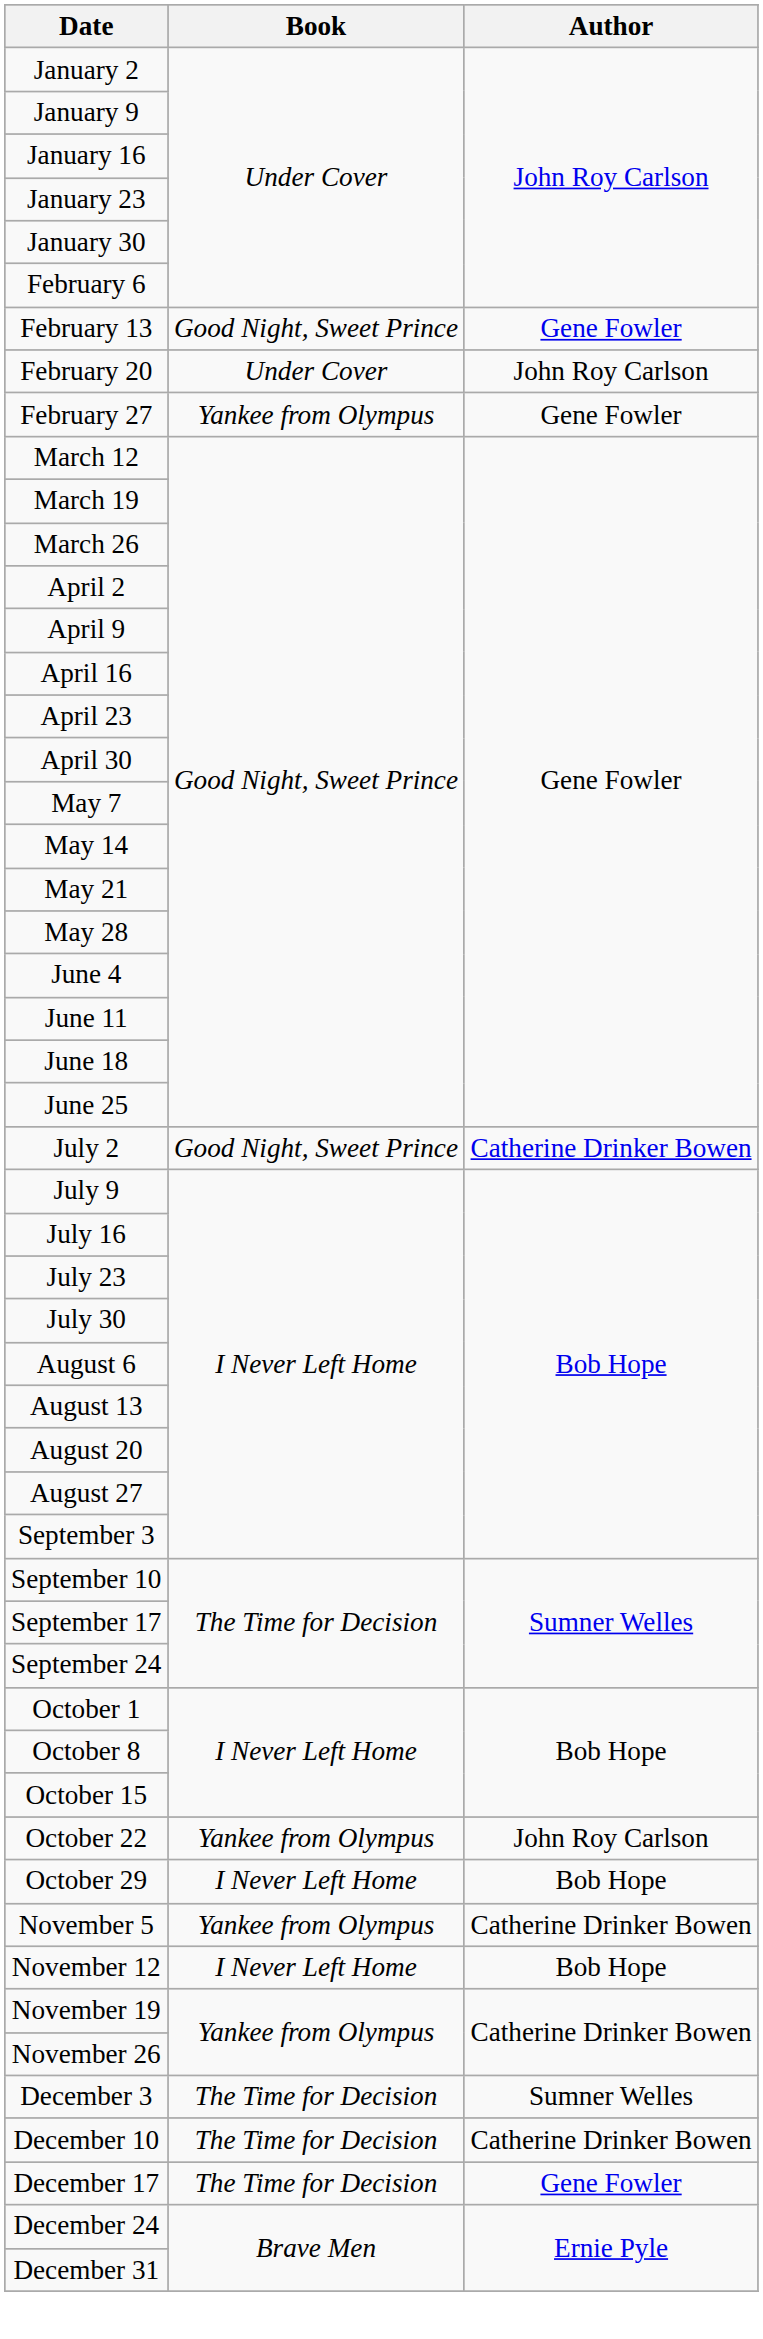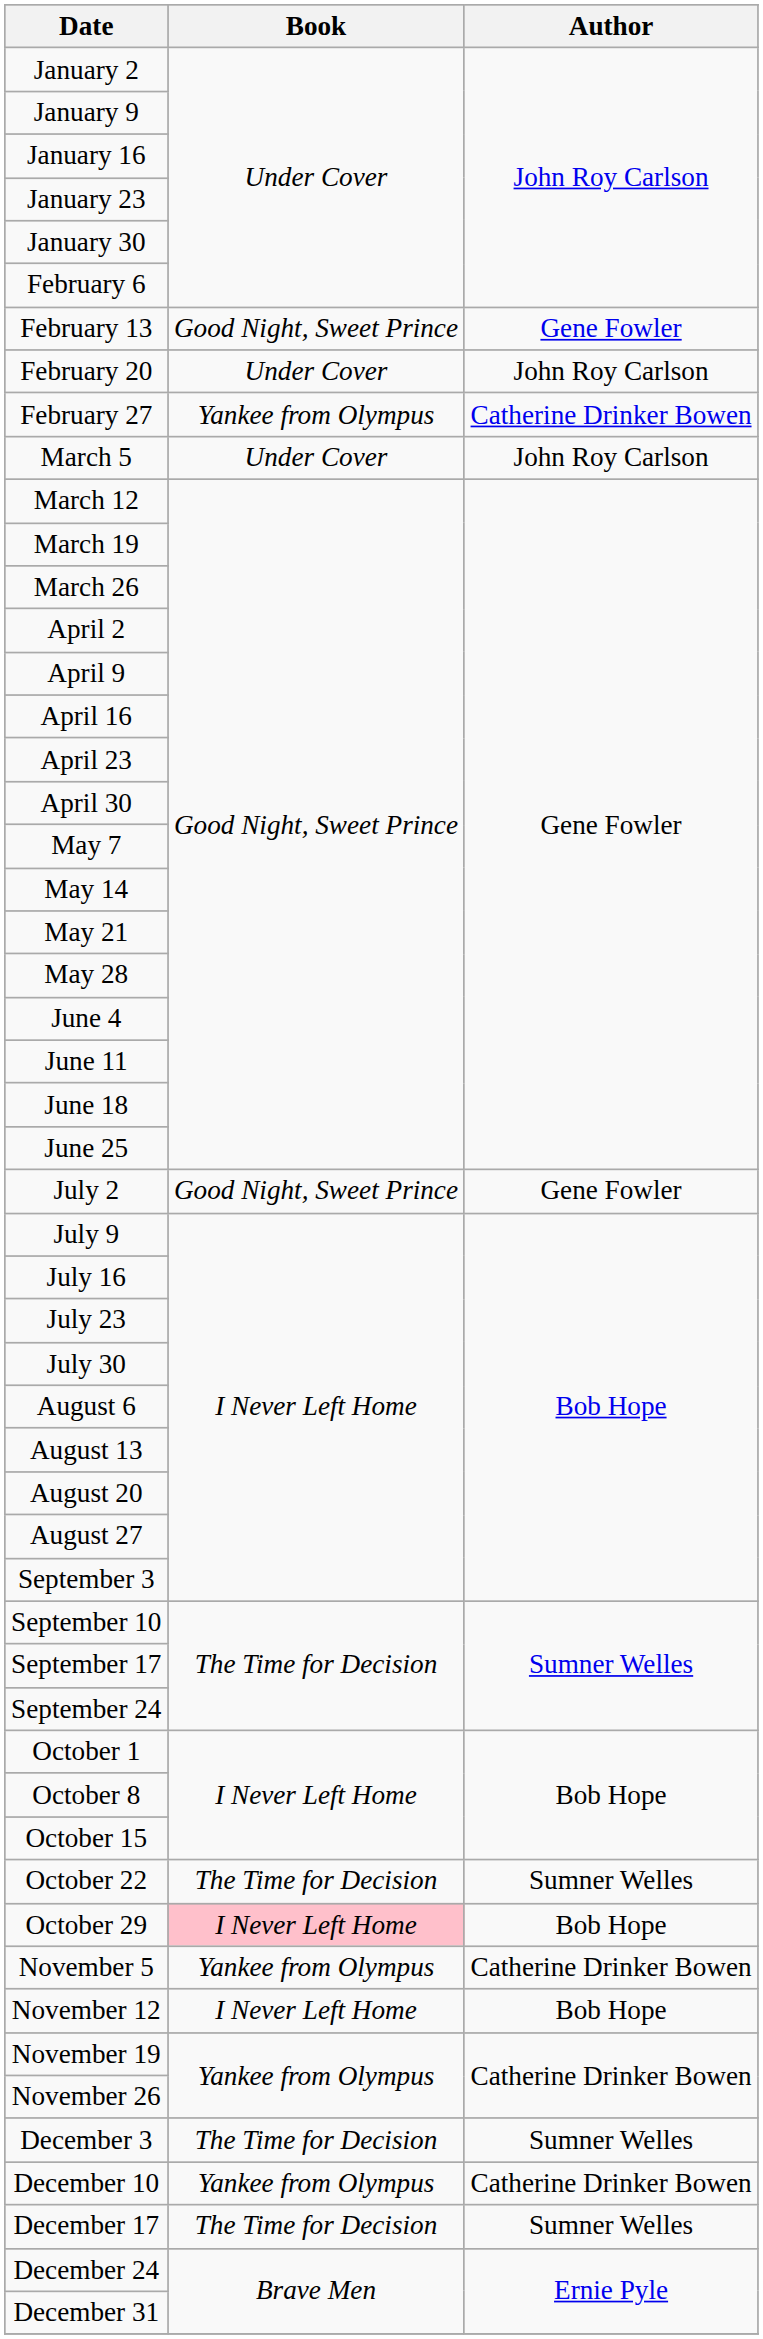(611, 414) Gene Fowler -> (611, 414) Catherine Drinker Bowen
+ row: (86, 457)
(611, 1147) Catherine Drinker Bowen -> (611, 1190) Gene Fowler
(316, 1837) Yankee from Olympus -> (316, 1880) The Time for Decision
(611, 1837) John Roy Carlson -> (611, 1880) Sumner Welles
(316, 1880) no background -> (316, 1924) pink background
(316, 2139) The Time for Decision -> (316, 2182) Yankee from Olympus
(611, 2182) Gene Fowler -> (611, 2226) Sumner Welles
